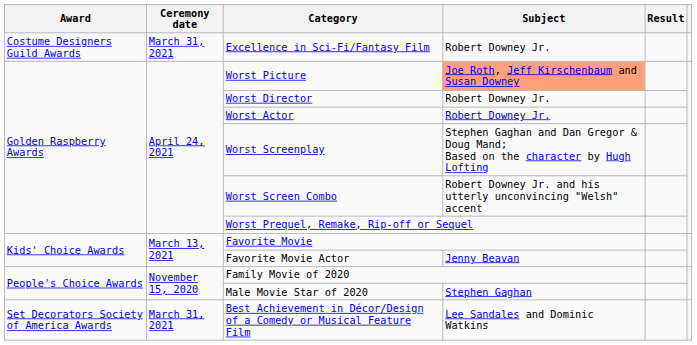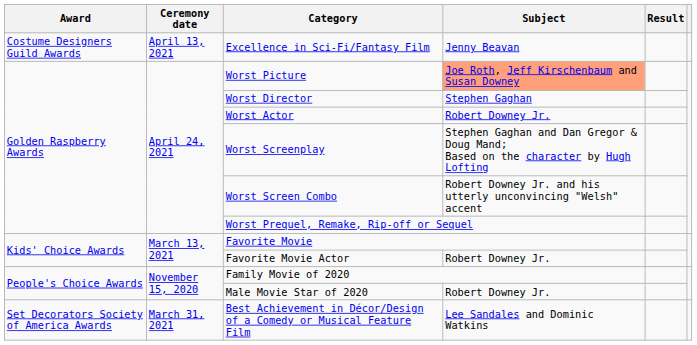(177, 47) March 31, 2021 -> (177, 47) April 13, 2021
(498, 47) Robert Downey Jr. -> (482, 47) Jenny Beavan
(498, 99) Robert Downey Jr. -> (489, 99) Stephen Gaghan
(482, 258) Jenny Beavan -> (498, 258) Robert Downey Jr.
(489, 292) Stephen Gaghan -> (498, 292) Robert Downey Jr.
